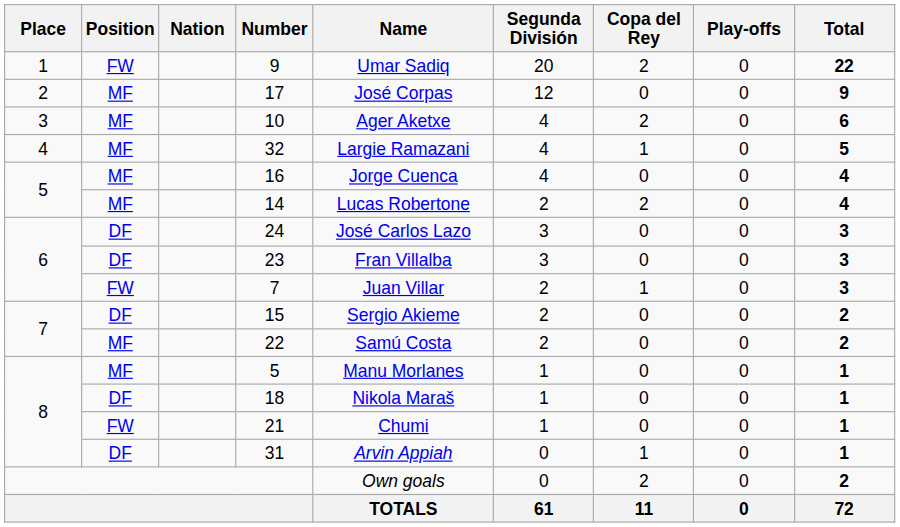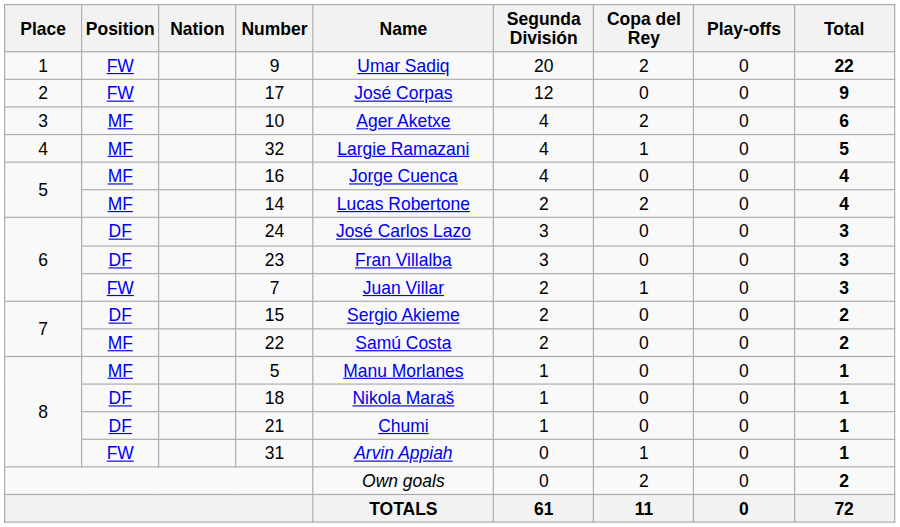(120, 93) MF -> (120, 93) FW
(120, 426) FW -> (120, 426) DF
(120, 453) DF -> (120, 453) FW
